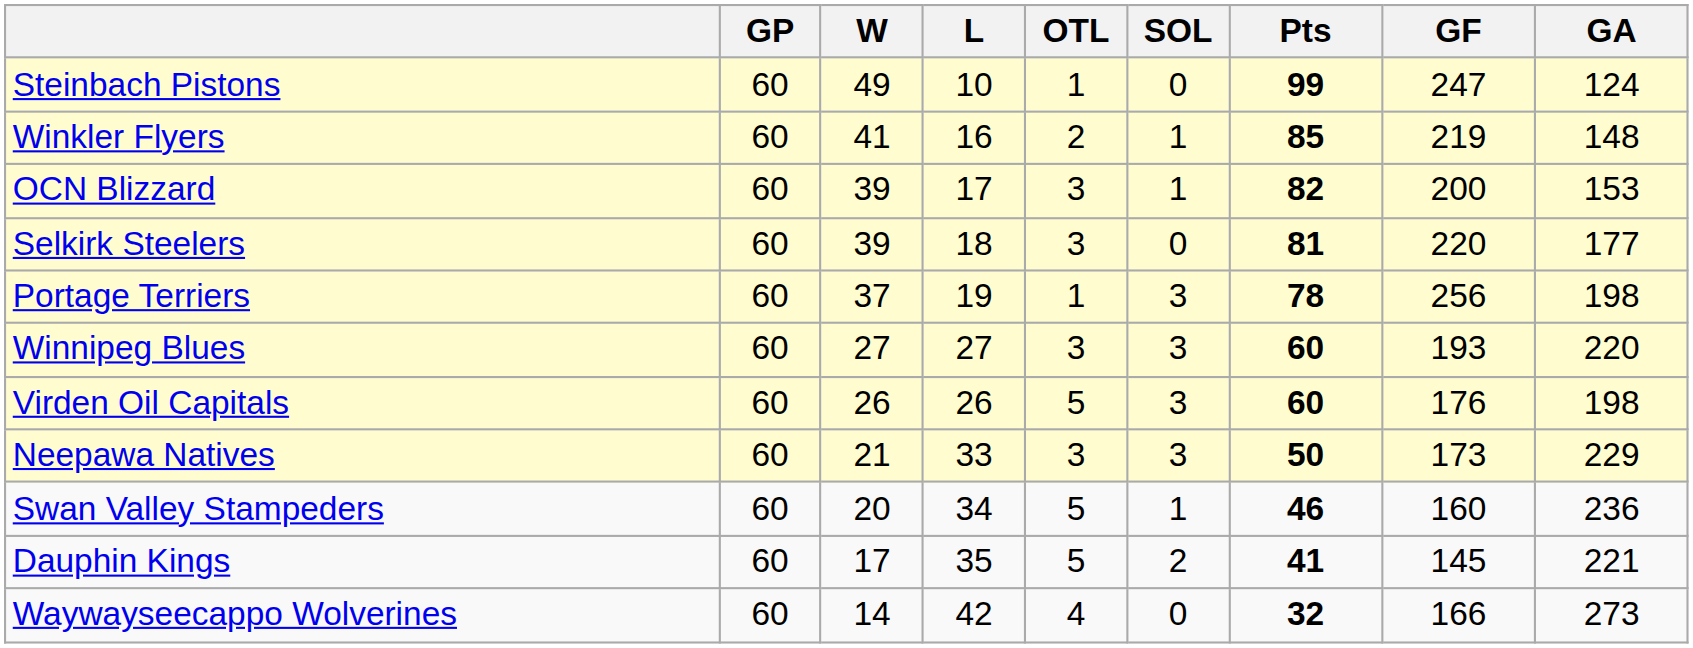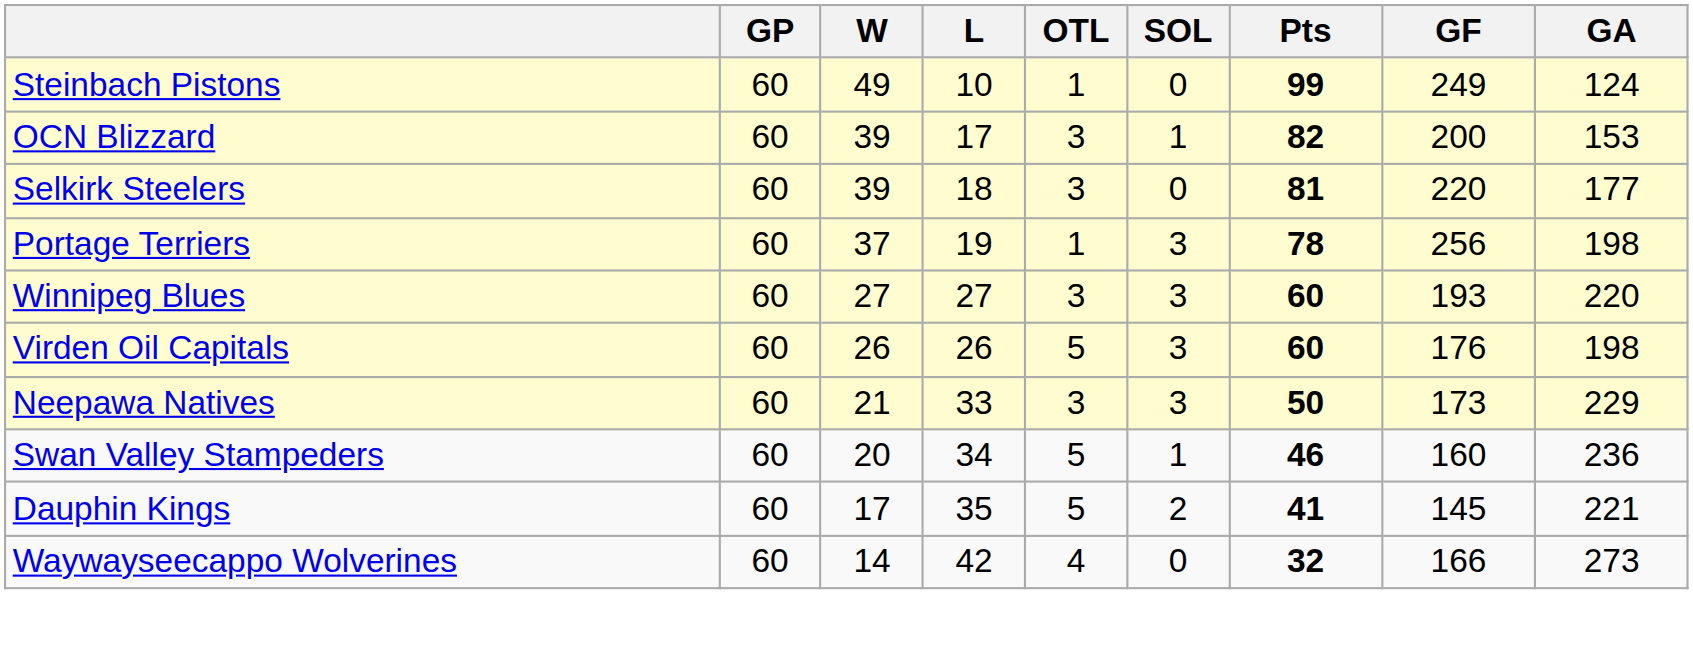(1459, 84) 247 -> (1459, 84) 249
- row: (119, 137)
